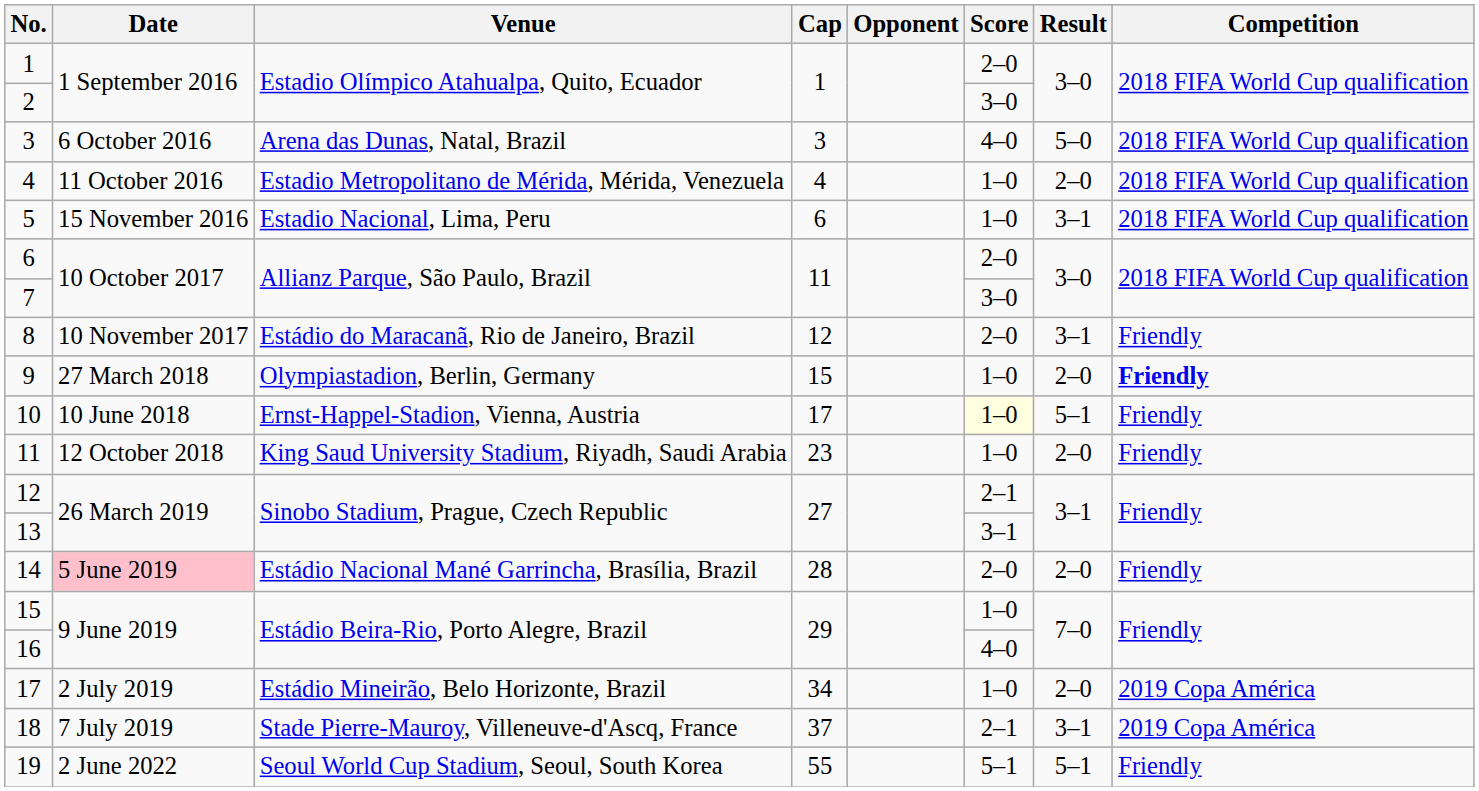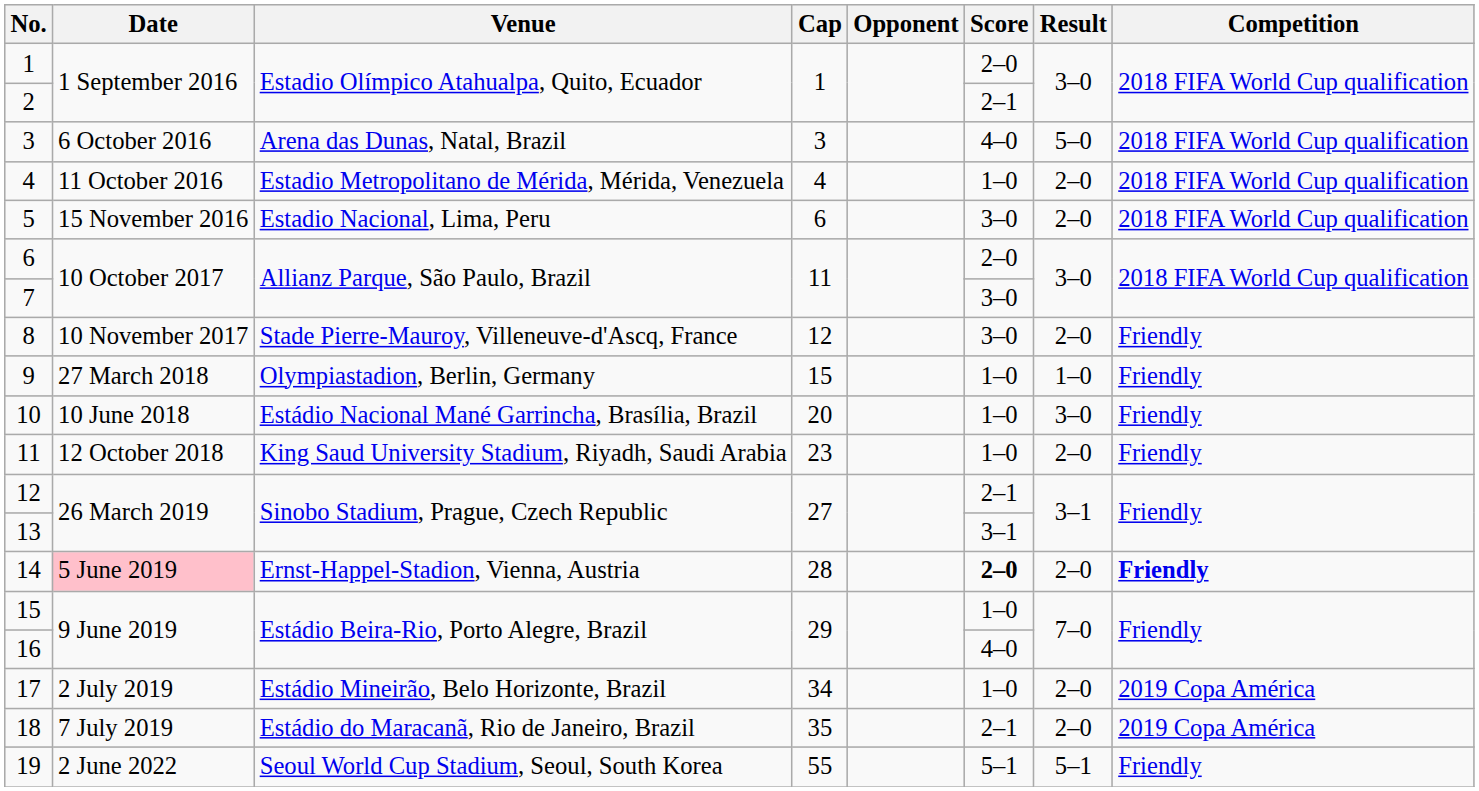(999, 102) 3–0 -> (999, 102) 2–1
(999, 219) 1–0 -> (999, 219) 3–0
(1073, 219) 3–1 -> (1073, 219) 2–0
(477, 336) Estádio do Maracanã, Rio de Janeiro, Brazil -> (499, 336) Stade Pierre-Mauroy, Villeneuve-d'Ascq, France
(999, 336) 2–0 -> (999, 336) 3–0
(1073, 336) 3–1 -> (1073, 336) 2–0
(1073, 375) 2–0 -> (1073, 375) 1–0
(1163, 375) bold -> (1160, 375) normal
(450, 414) Ernst-Happel-Stadion, Vienna, Austria -> (508, 414) Estádio Nacional Mané Garrincha, Brasília, Brazil
(820, 414) 17 -> (820, 414) 20
(999, 414) lightyellow background -> (999, 414) no background
(1073, 414) 5–1 -> (1073, 414) 3–0
(508, 571) Estádio Nacional Mané Garrincha, Brasília, Brazil -> (450, 571) Ernst-Happel-Stadion, Vienna, Austria
(999, 571) normal -> (999, 571) bold
(1160, 571) normal -> (1163, 571) bold
(499, 727) Stade Pierre-Mauroy, Villeneuve-d'Ascq, France -> (477, 727) Estádio do Maracanã, Rio de Janeiro, Brazil
(820, 727) 37 -> (820, 727) 35
(1073, 727) 3–1 -> (1073, 727) 2–0
